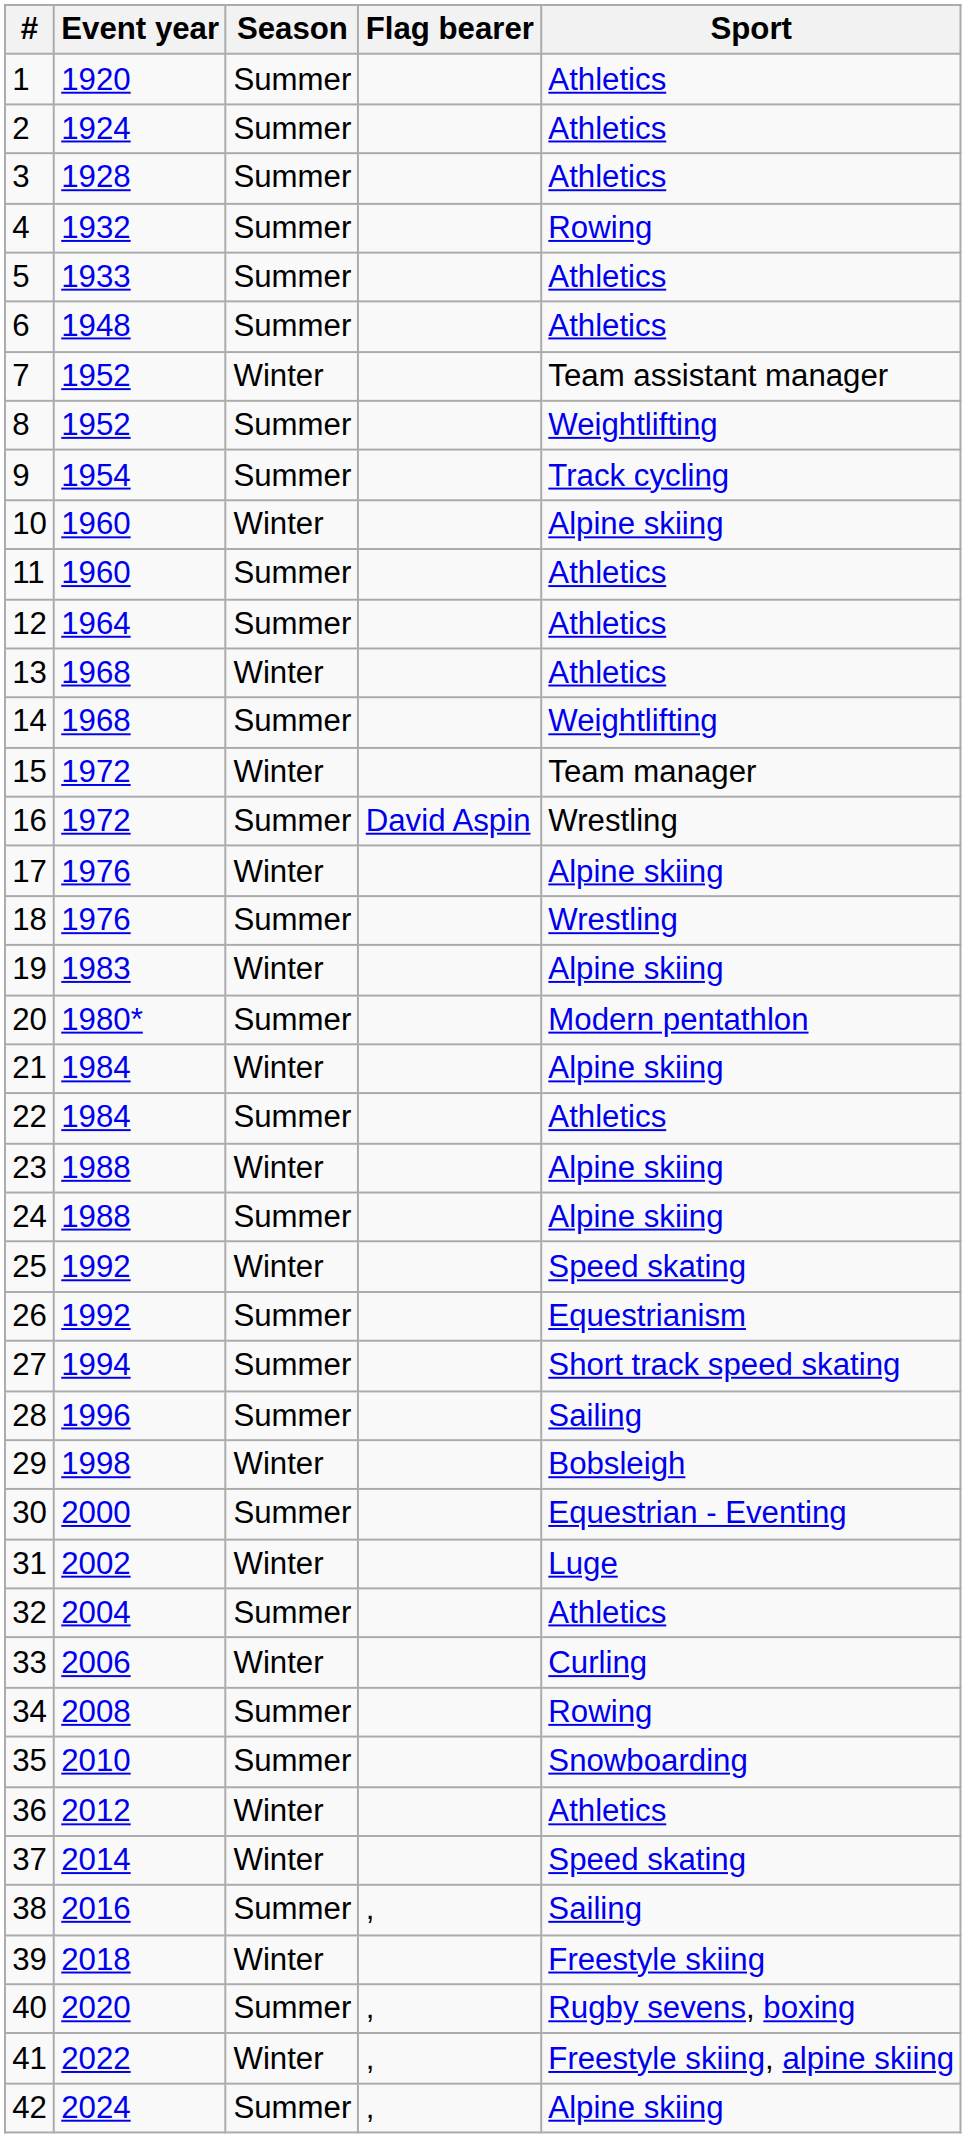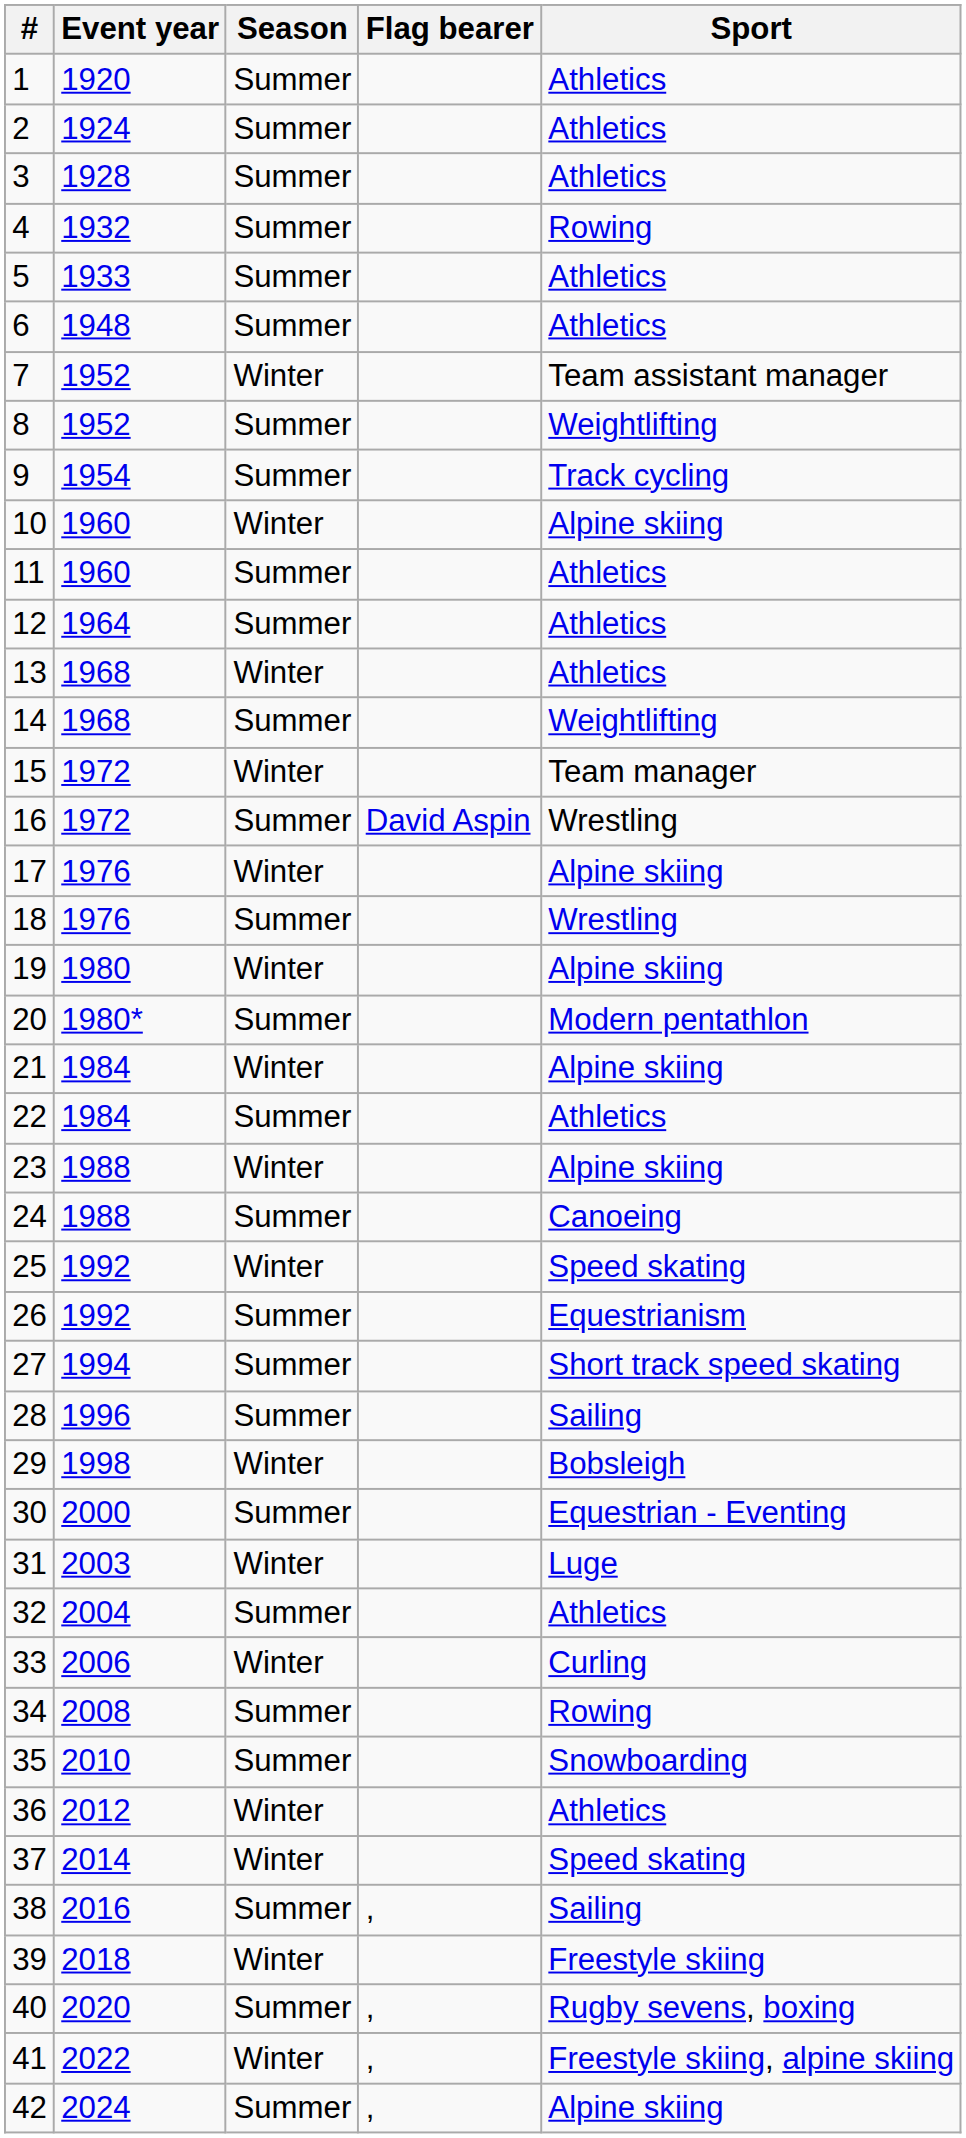(96, 969) 1983 -> (96, 969) 1980
(636, 1216) Alpine skiing -> (615, 1216) Canoeing
(96, 1563) 2002 -> (96, 1563) 2003
